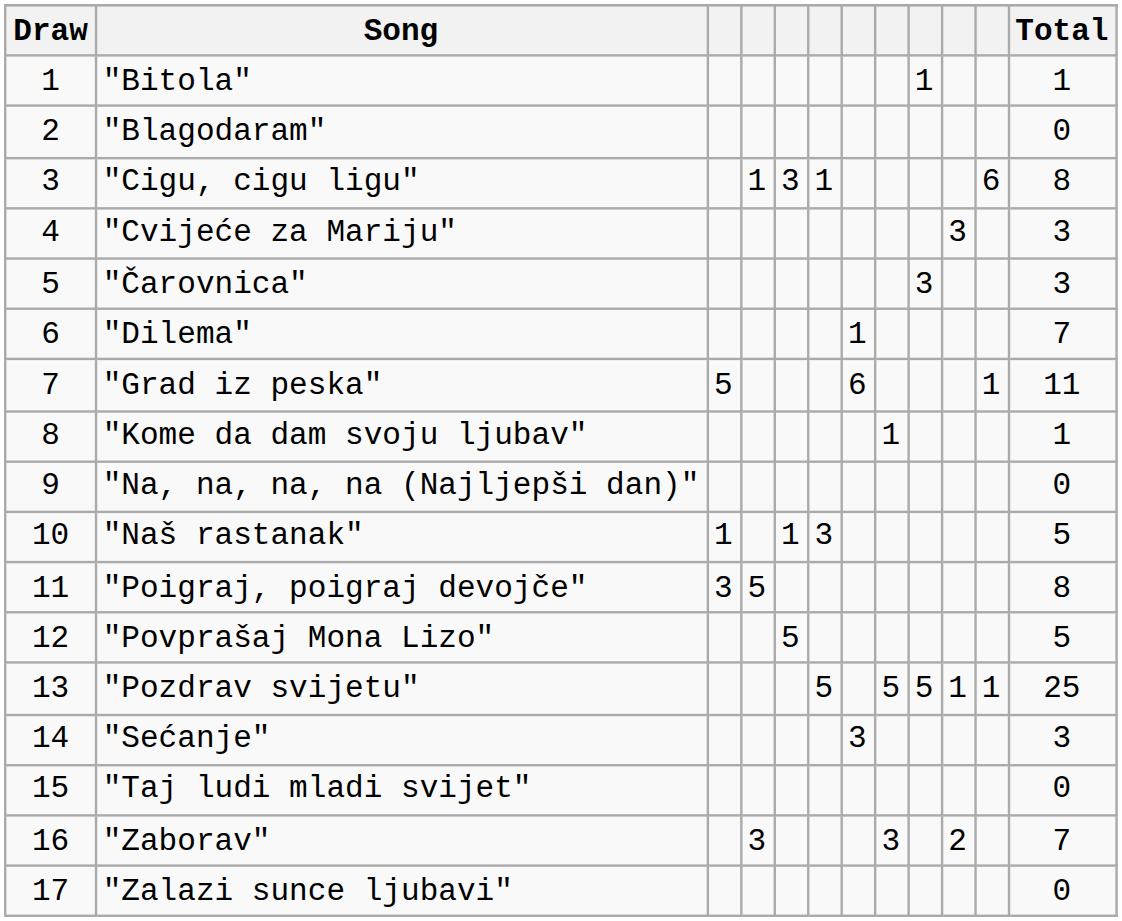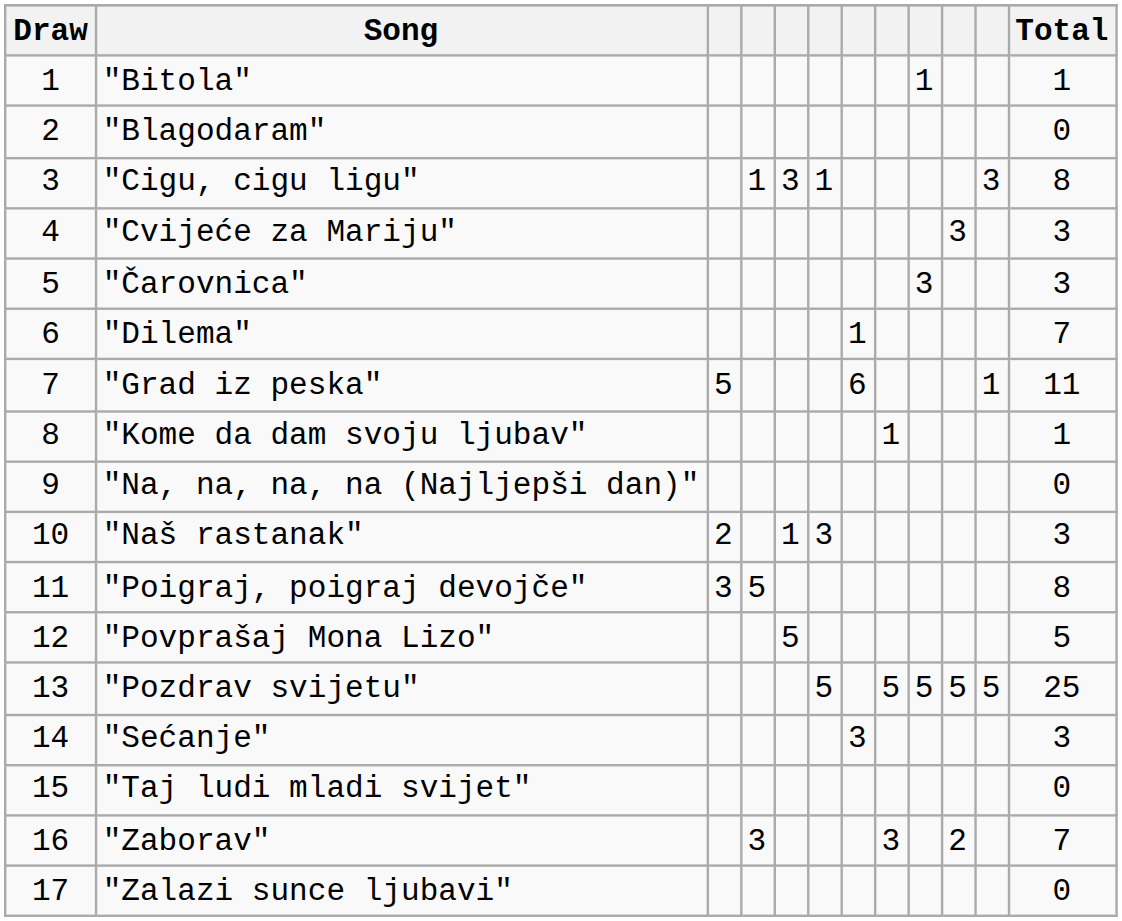(991, 182) 6 -> (991, 182) 3
(723, 537) 1 -> (723, 537) 2
(1062, 537) 5 -> (1062, 537) 3
(958, 689) 1 -> (958, 689) 5
(991, 689) 1 -> (991, 689) 5
